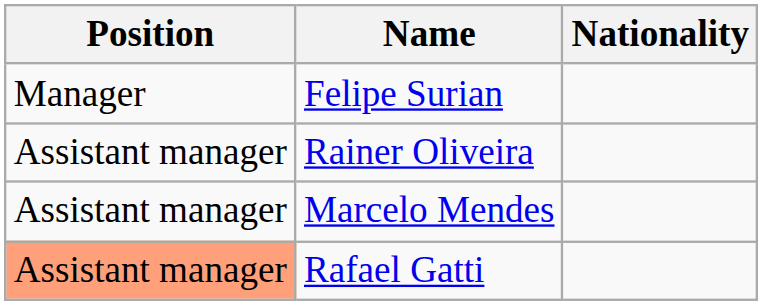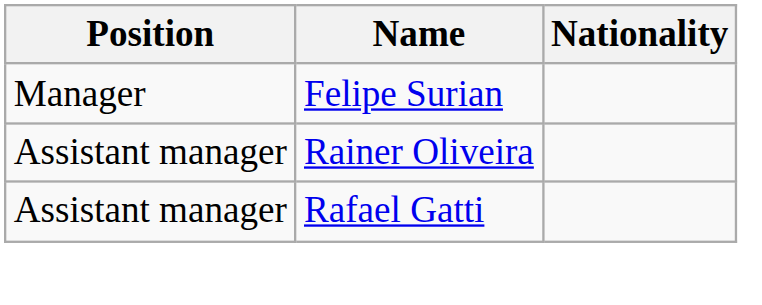- row: (429, 210)
(150, 269) lightsalmon background -> (150, 210) no background
